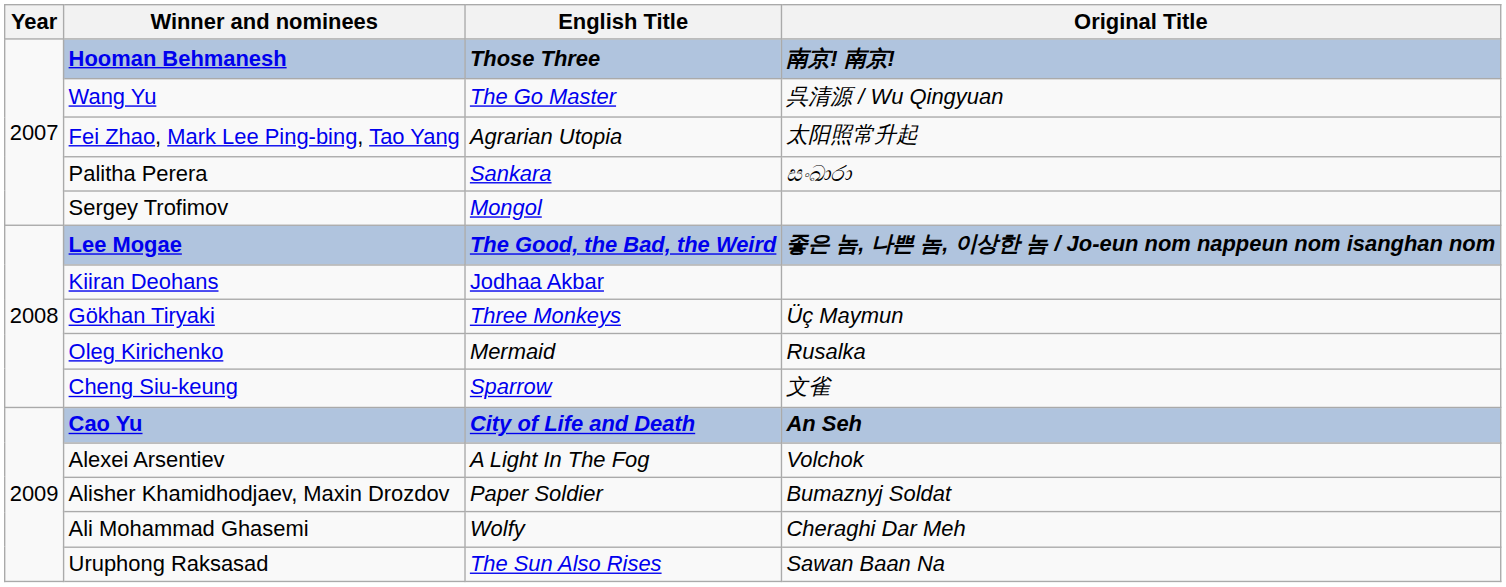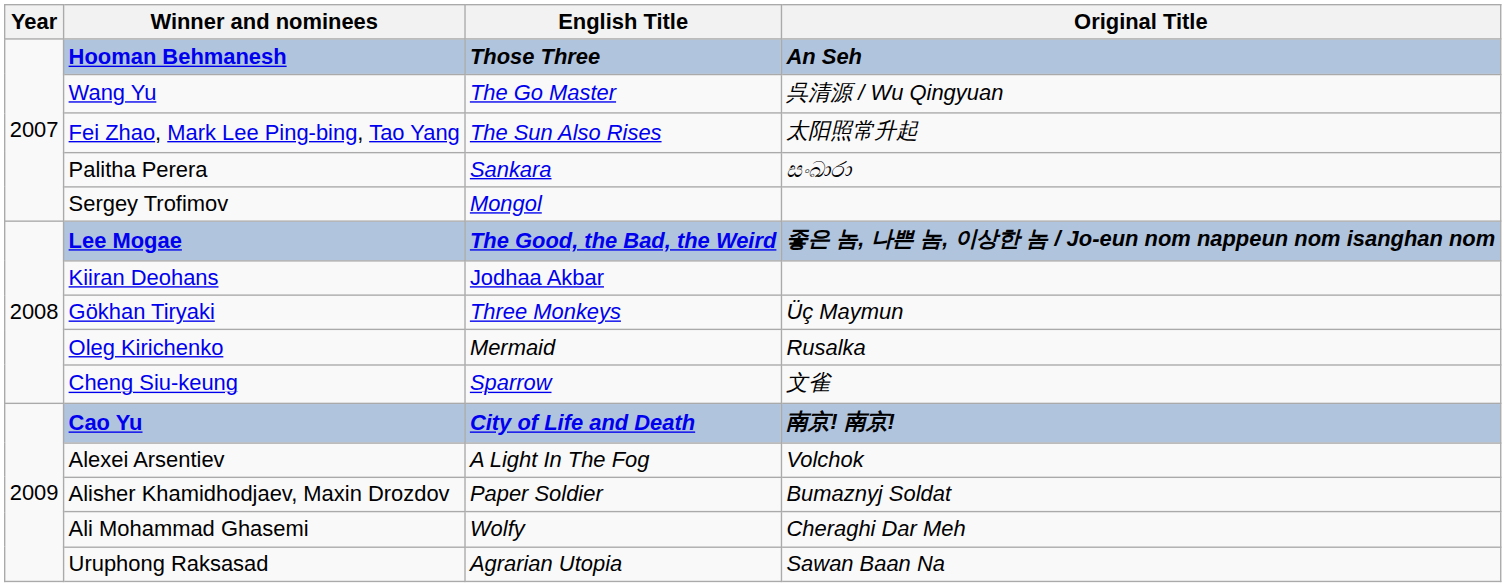(841, 58) 南京! 南京! -> (824, 56) An Seh
(546, 136) Agrarian Utopia -> (566, 132) The Sun Also Rises
(824, 424) An Seh -> (841, 422) 南京! 南京!
(566, 563) The Sun Also Rises -> (546, 563) Agrarian Utopia
